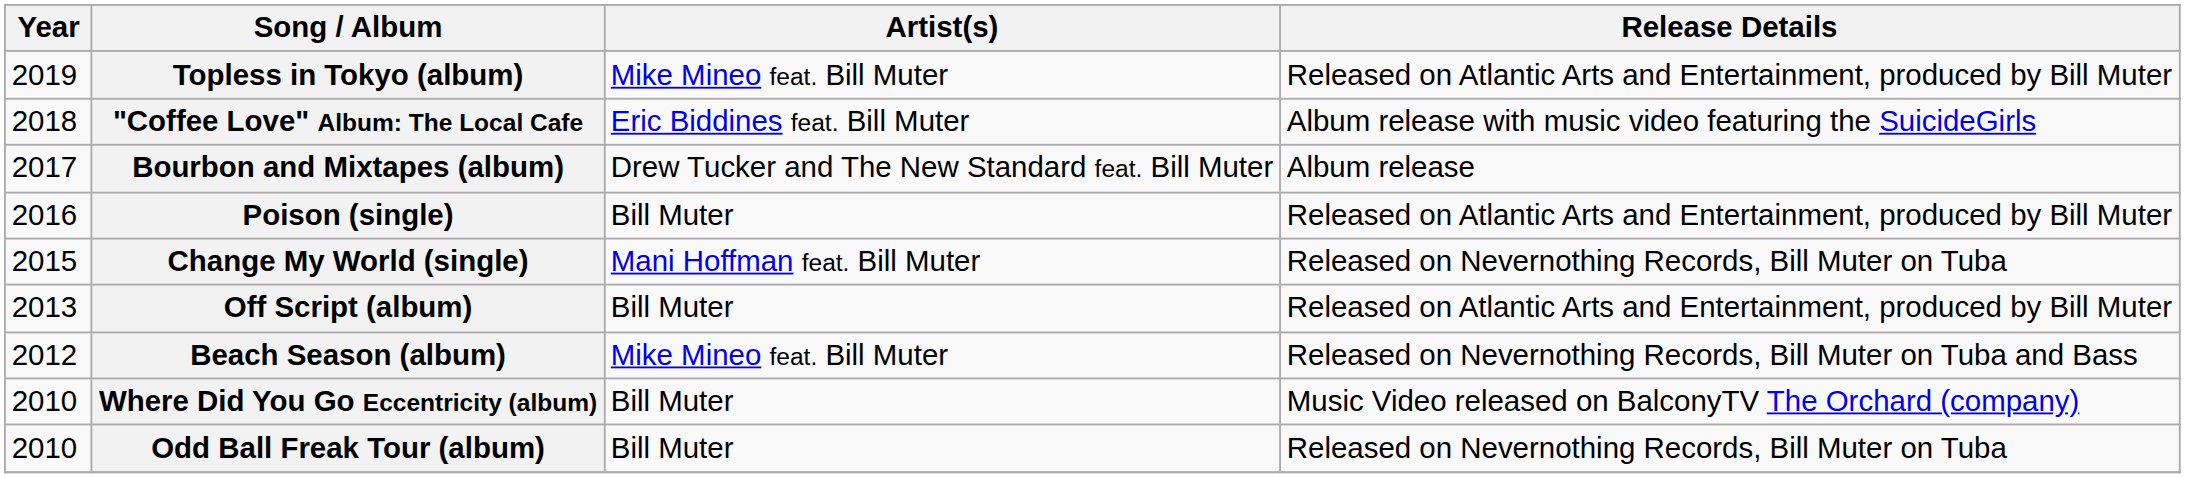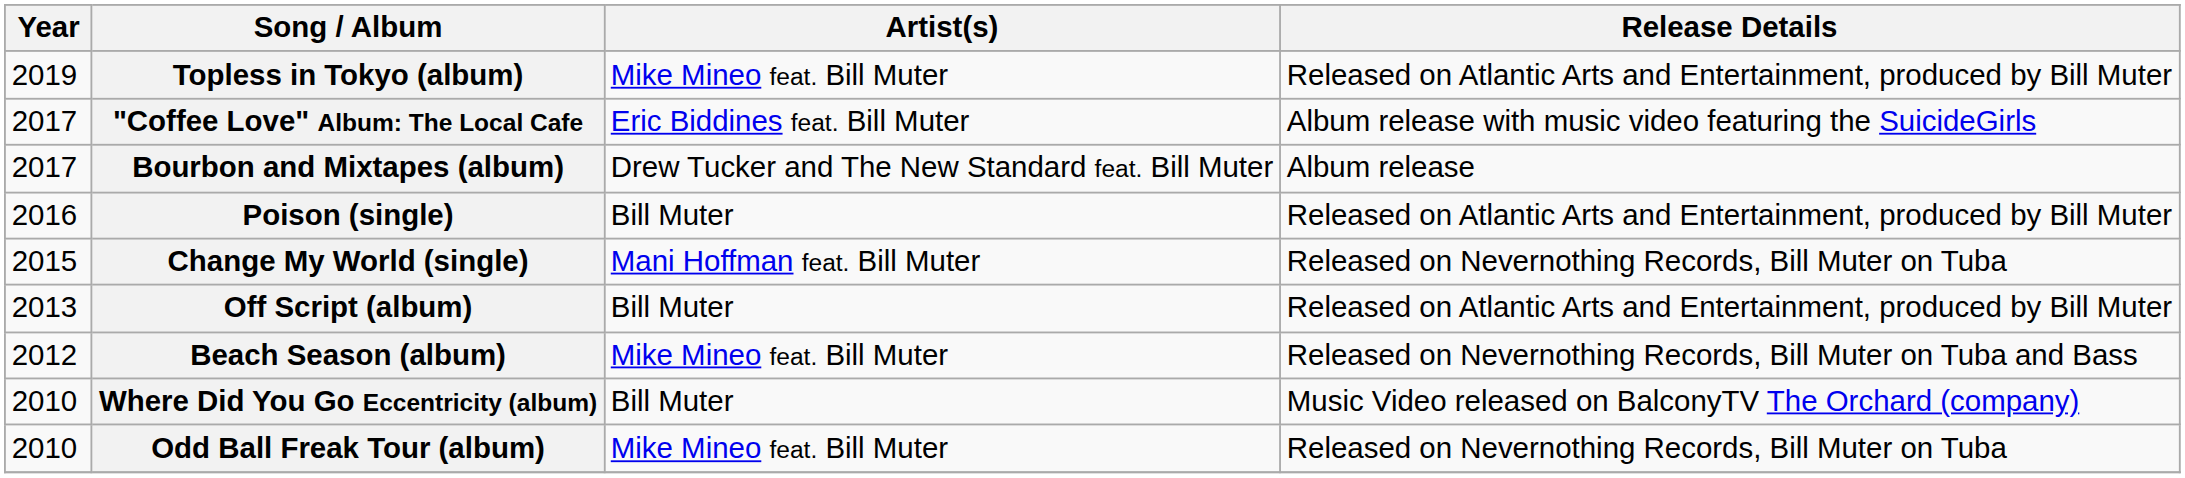(44, 121) 2018 -> (44, 121) 2017
(672, 448) Bill Muter -> (779, 448) Mike Mineo feat. Bill Muter
